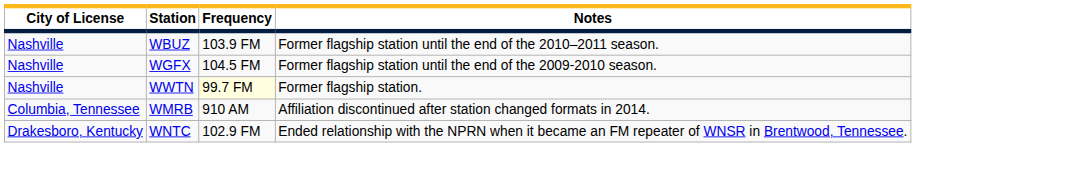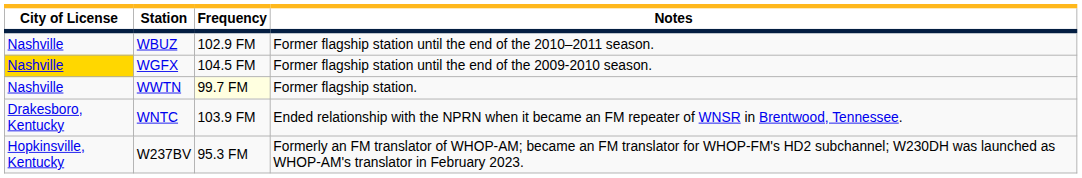(231, 44) 103.9 FM -> (226, 44) 102.9 FM
(36, 65) no background -> (36, 65) gold background
- row: (171, 109)
(231, 131) 102.9 FM -> (226, 117) 103.9 FM
+ row: (164, 154)
